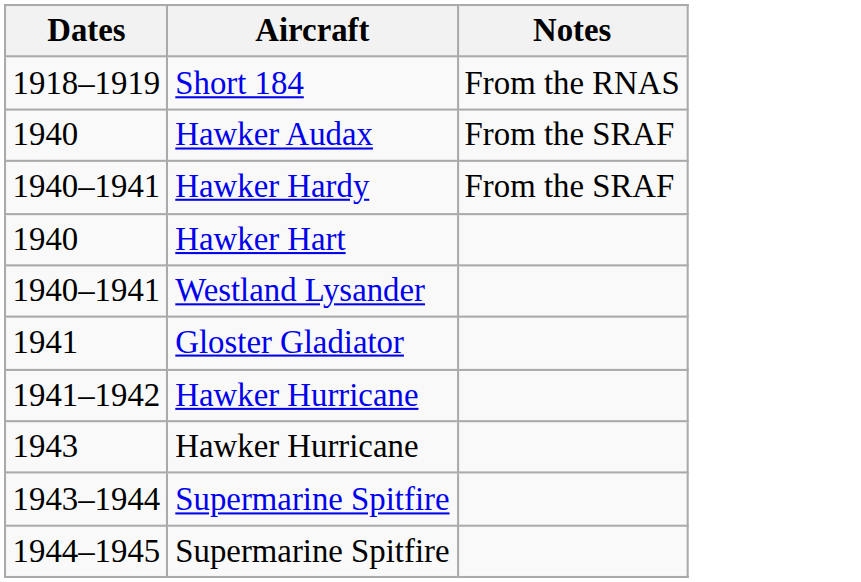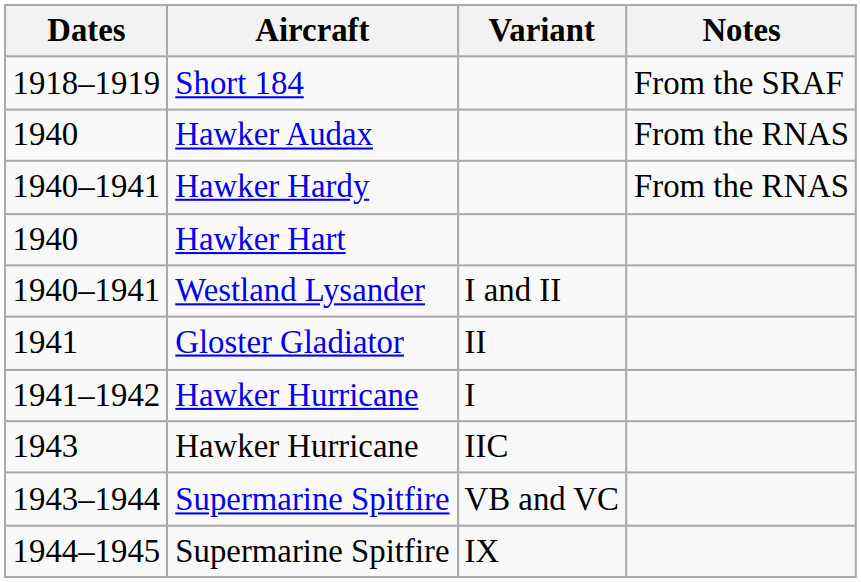+ column: (542, 30)
(572, 82) From the RNAS -> (739, 82) From the SRAF
(569, 134) From the SRAF -> (742, 134) From the RNAS
(569, 186) From the SRAF -> (742, 186) From the RNAS
